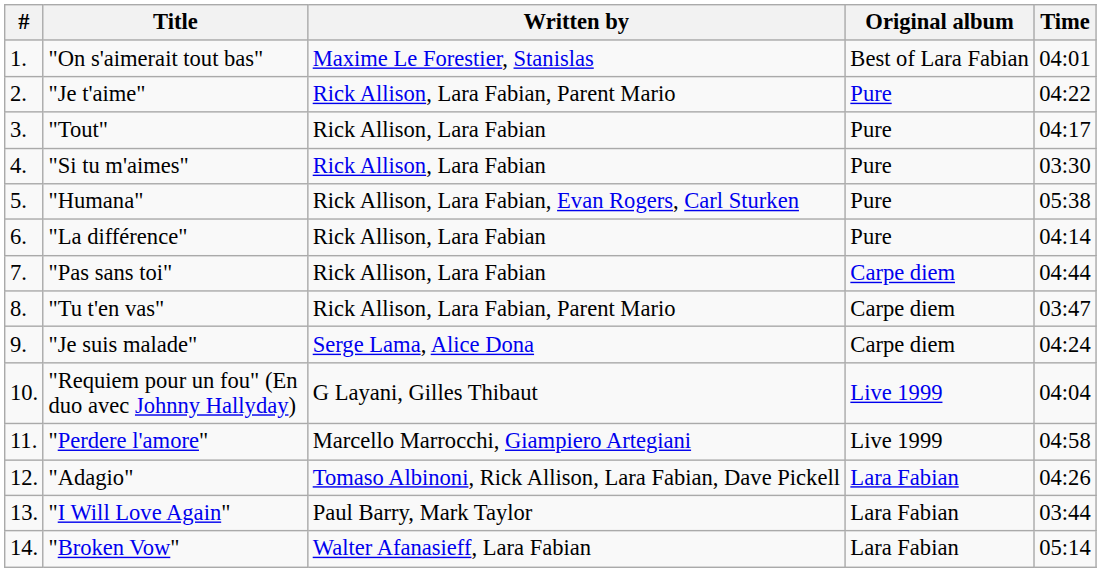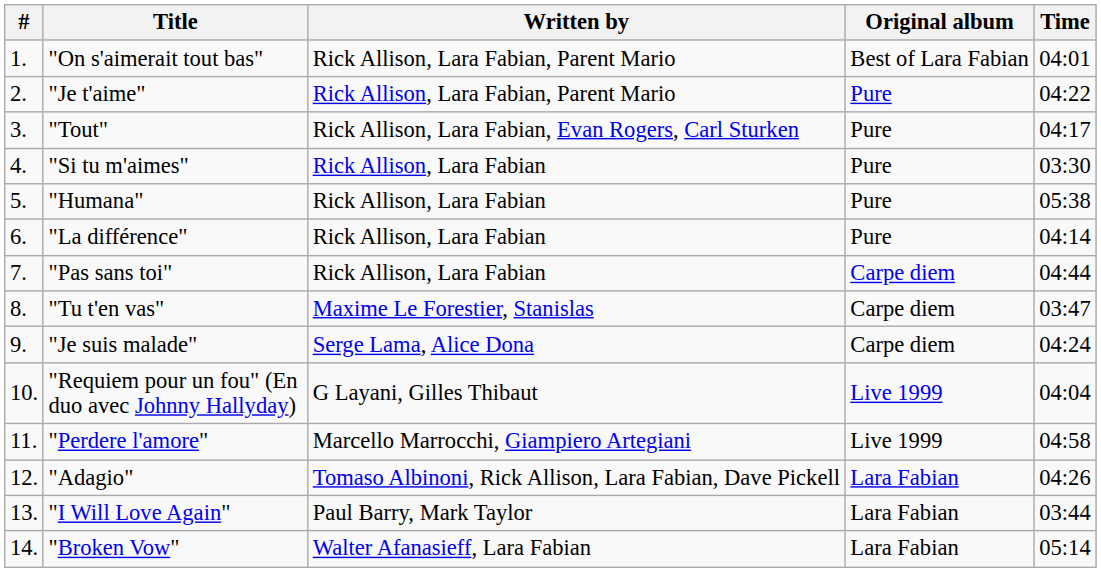(453, 58) Maxime Le Forestier, Stanislas -> (494, 58) Rick Allison, Lara Fabian, Parent Mario
(429, 129) Rick Allison, Lara Fabian -> (556, 129) Rick Allison, Lara Fabian, Evan Rogers, Carl Sturken
(556, 201) Rick Allison, Lara Fabian, Evan Rogers, Carl Sturken -> (429, 201) Rick Allison, Lara Fabian
(494, 308) Rick Allison, Lara Fabian, Parent Mario -> (453, 308) Maxime Le Forestier, Stanislas
